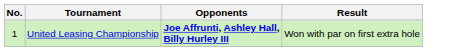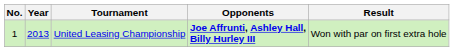+ column: (38, 12)
